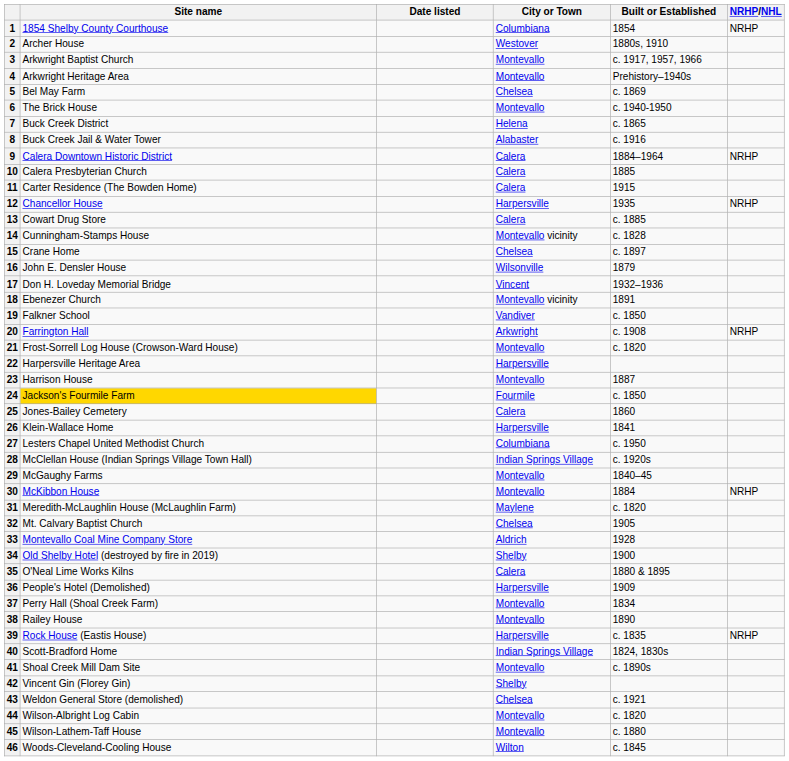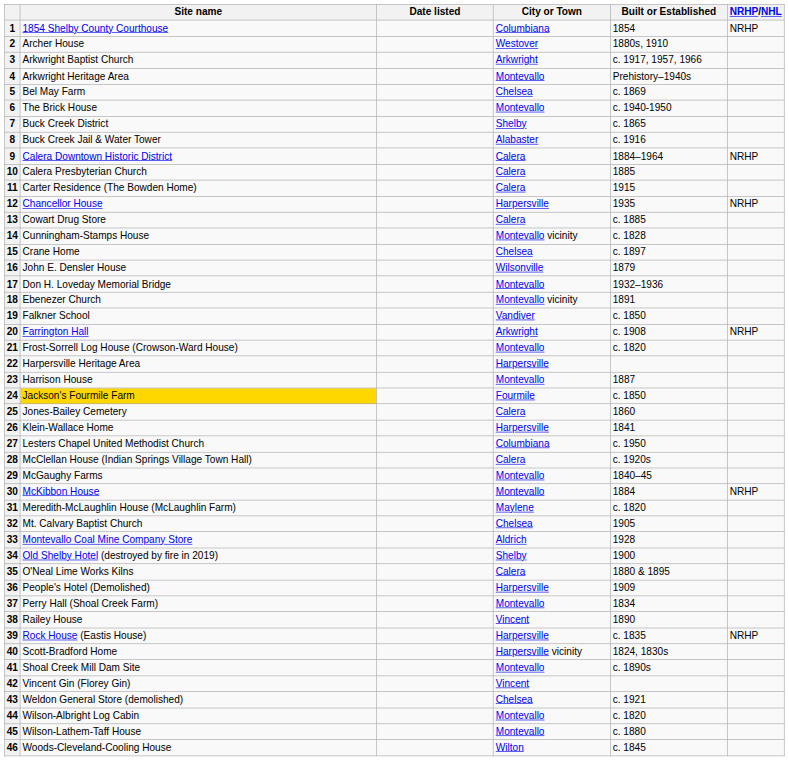(520, 60) Montevallo -> (517, 60) Arkwright
(512, 124) Helena -> (511, 124) Shelby
(512, 284) Vincent -> (520, 284) Montevallo
(544, 460) Indian Springs Village -> (511, 460) Calera
(520, 619) Montevallo -> (512, 619) Vincent
(544, 651) Indian Springs Village -> (539, 651) Harpersville vicinity
(511, 683) Shelby -> (512, 683) Vincent
